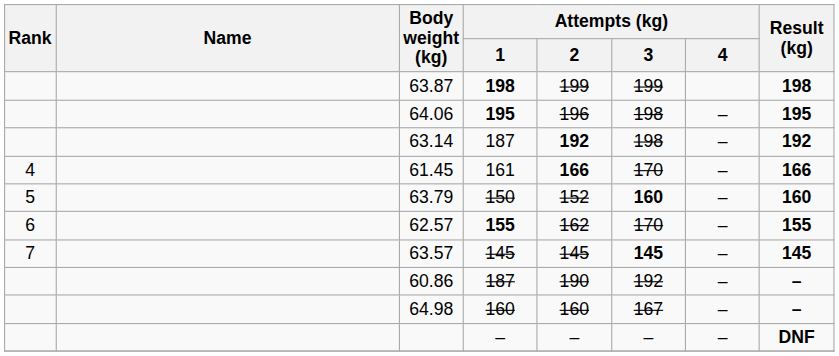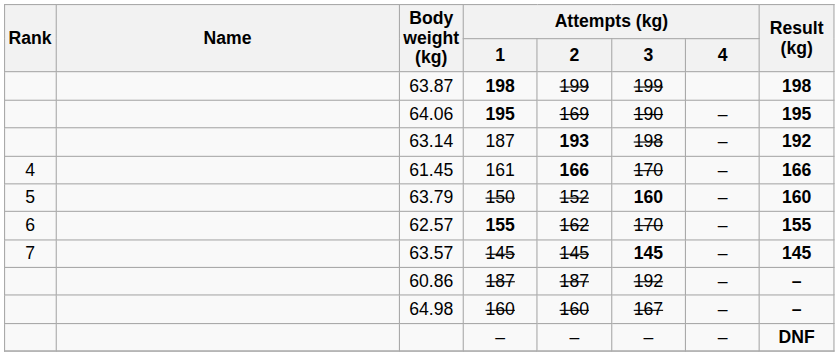(574, 113) 196 -> (574, 113) 169
(648, 113) 198 -> (648, 113) 190
(574, 141) 192 -> (574, 141) 193
(574, 281) 190 -> (574, 281) 187
